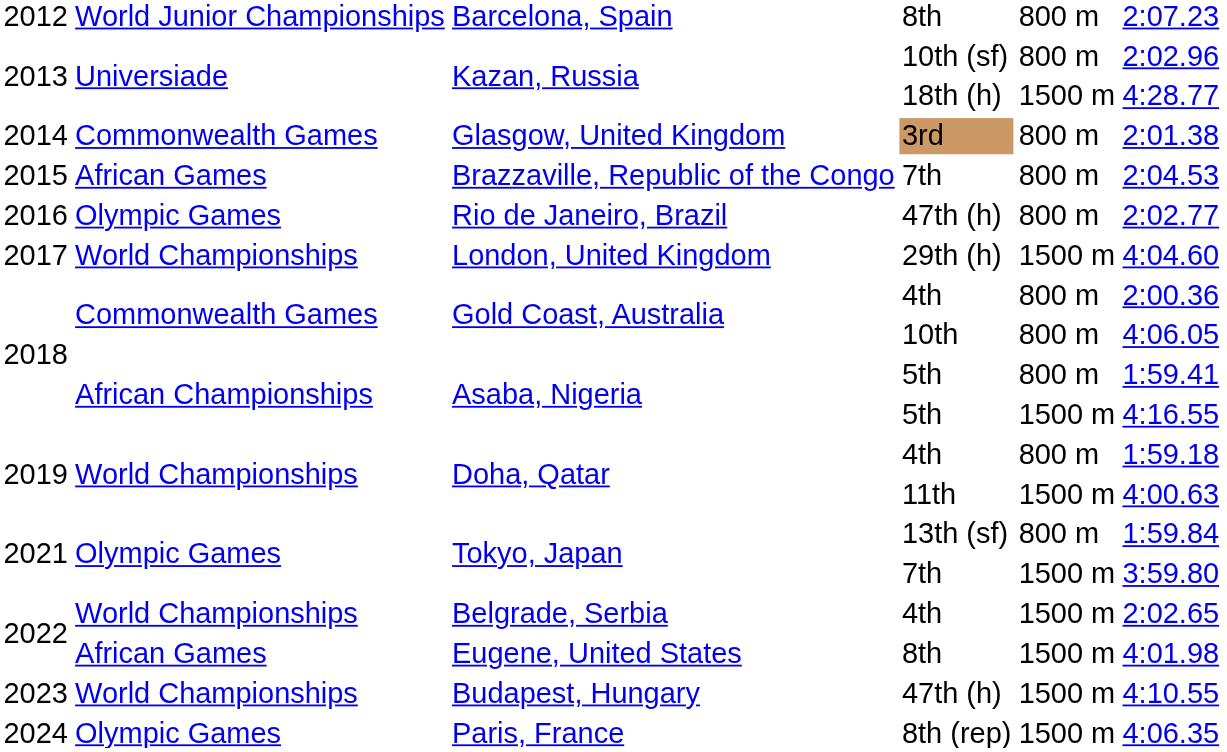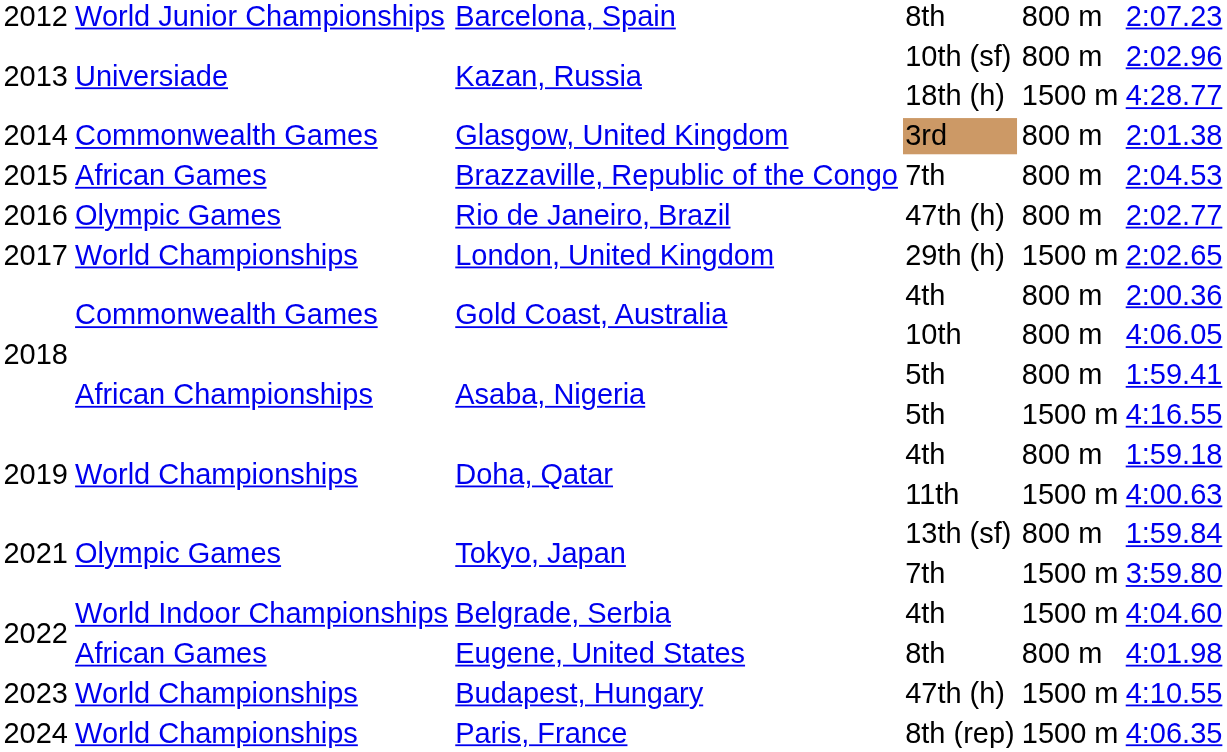(1171, 255) 4:04.60 -> (1174, 255) 2:02.65
(216, 613) World Championships -> (262, 613) World Indoor Championships
(1171, 613) 2:02.65 -> (1174, 613) 4:04.60
(1067, 653) 1500 m -> (1062, 653) 800 m
(178, 733) Olympic Games -> (216, 733) World Championships
